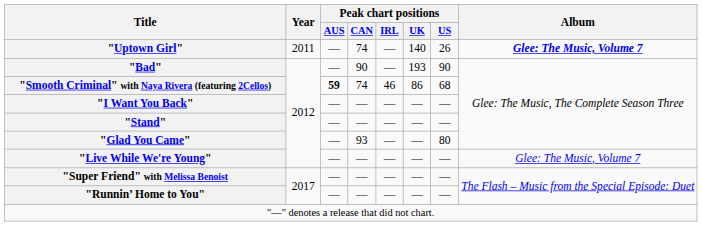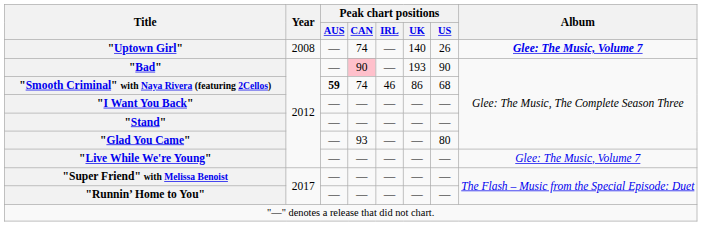(303, 49) 2011 -> (303, 49) 2008
(362, 67) no background -> (362, 67) pink background
